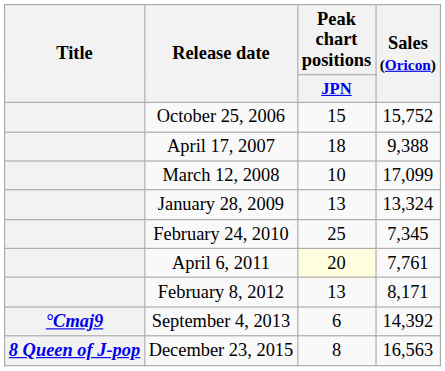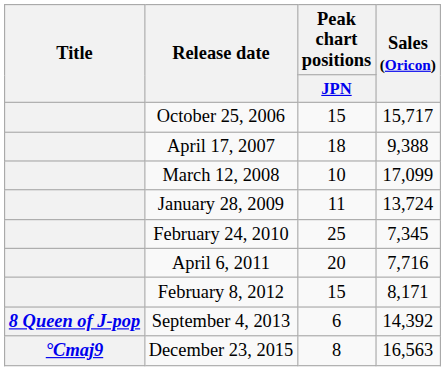(408, 116) 15,752 -> (408, 116) 15,717
(336, 204) 13 -> (336, 204) 11
(408, 204) 13,324 -> (408, 204) 13,724
(336, 262) lightyellow background -> (336, 262) no background
(408, 262) 7,761 -> (408, 262) 7,716
(336, 292) 13 -> (336, 292) 15
(74, 321) °Cmaj9 -> (74, 321) 8 Queen of J-pop
(74, 350) 8 Queen of J-pop -> (74, 350) °Cmaj9
